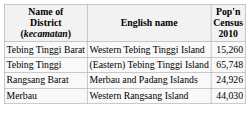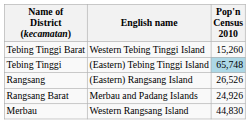(230, 65) no background -> (230, 65) lightblue background
+ row: (26, 80)
(230, 96) 44,030 -> (230, 111) 44,830
